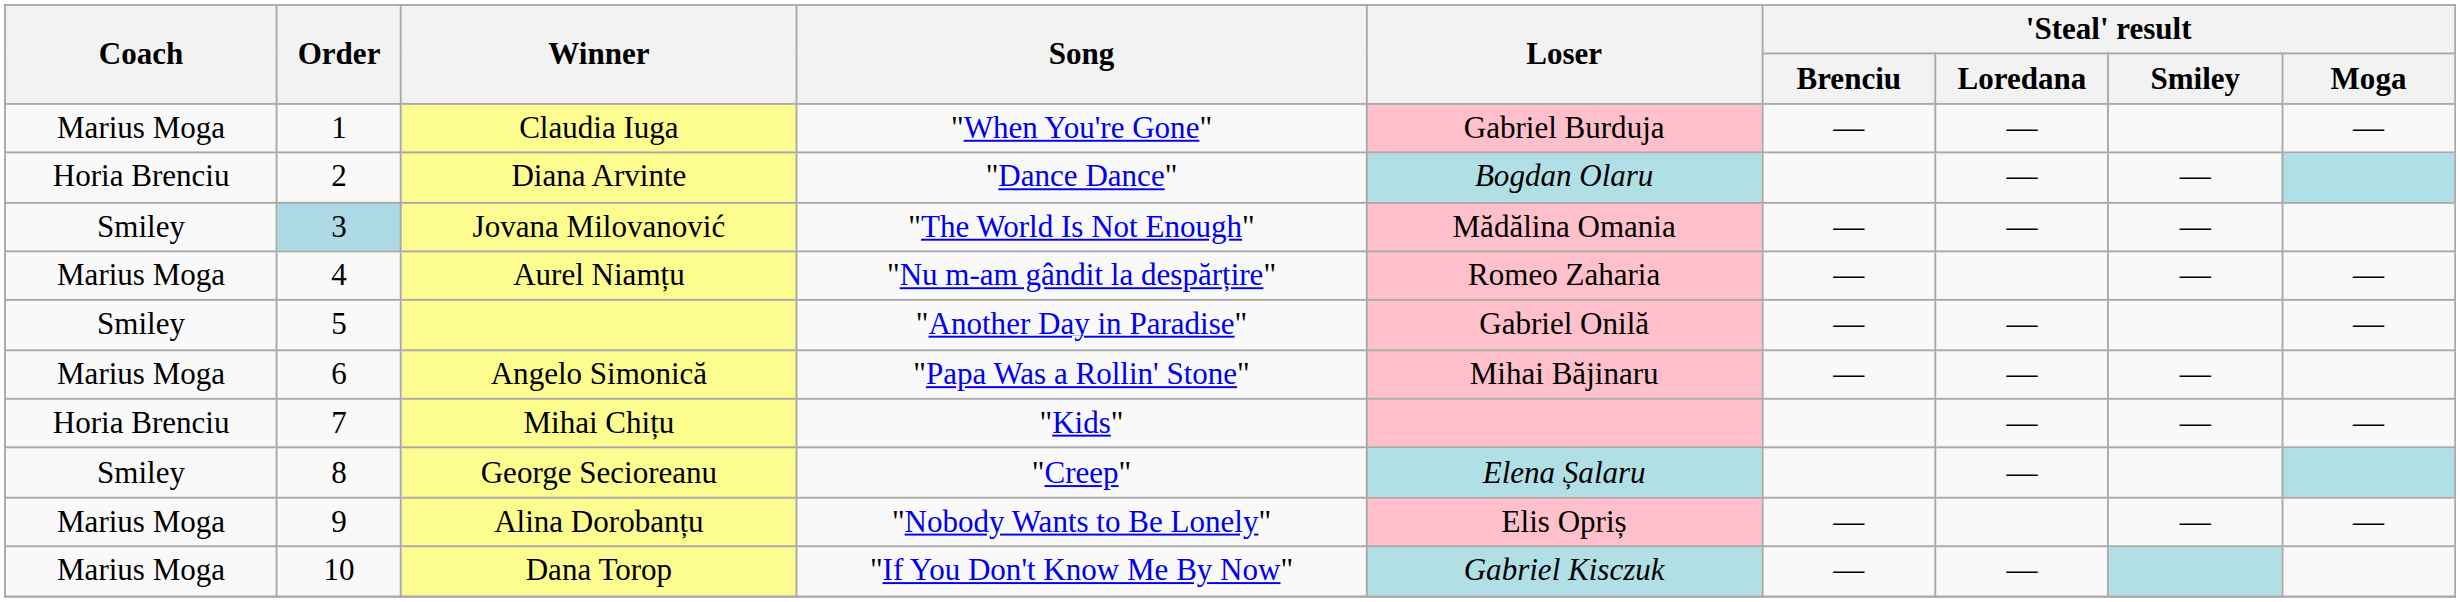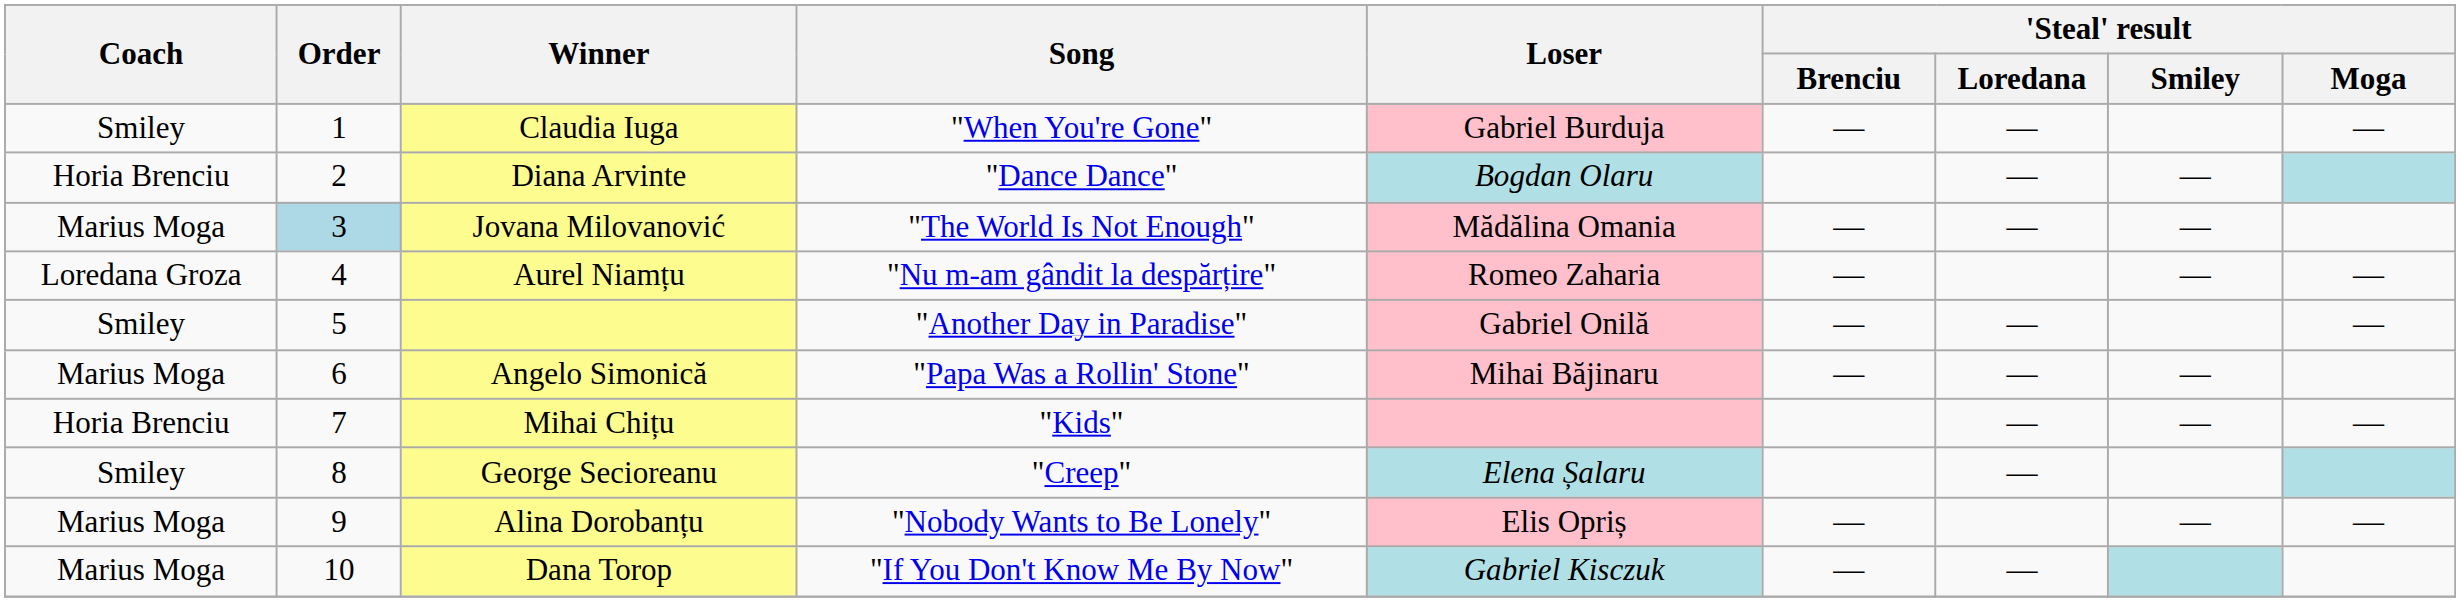(141, 127) Marius Moga -> (141, 127) Smiley
(141, 226) Smiley -> (141, 226) Marius Moga
(141, 275) Marius Moga -> (141, 275) Loredana Groza
